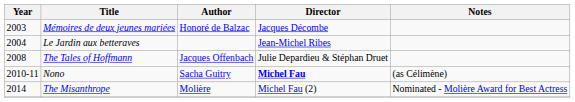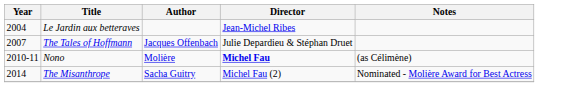- row: (109, 27)
(16, 58) 2008 -> (16, 43) 2007
(205, 74) Sacha Guitry -> (160, 58) Molière
(195, 89) Molière -> (170, 74) Sacha Guitry
